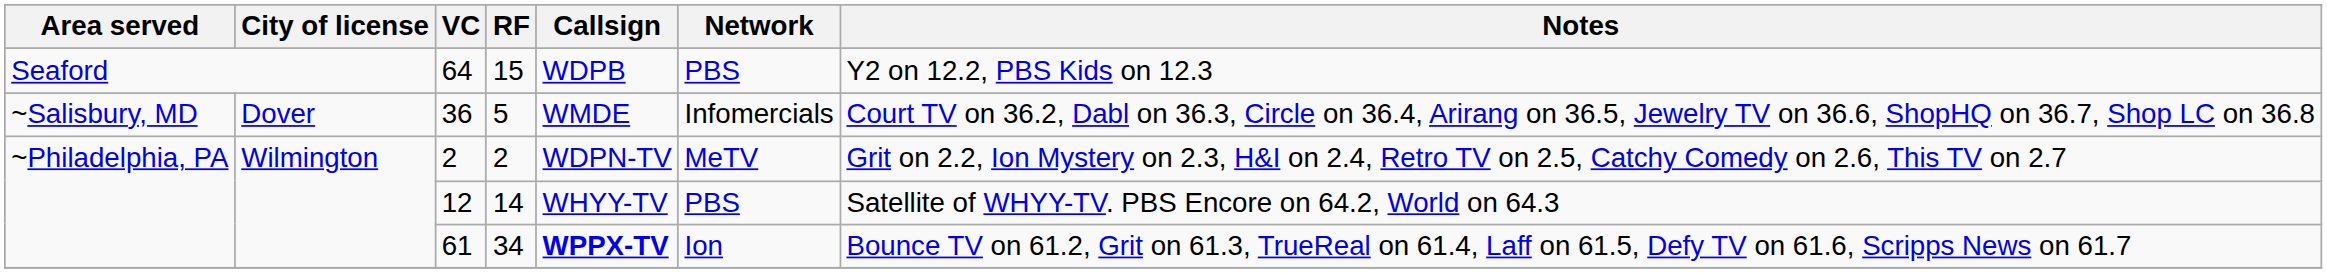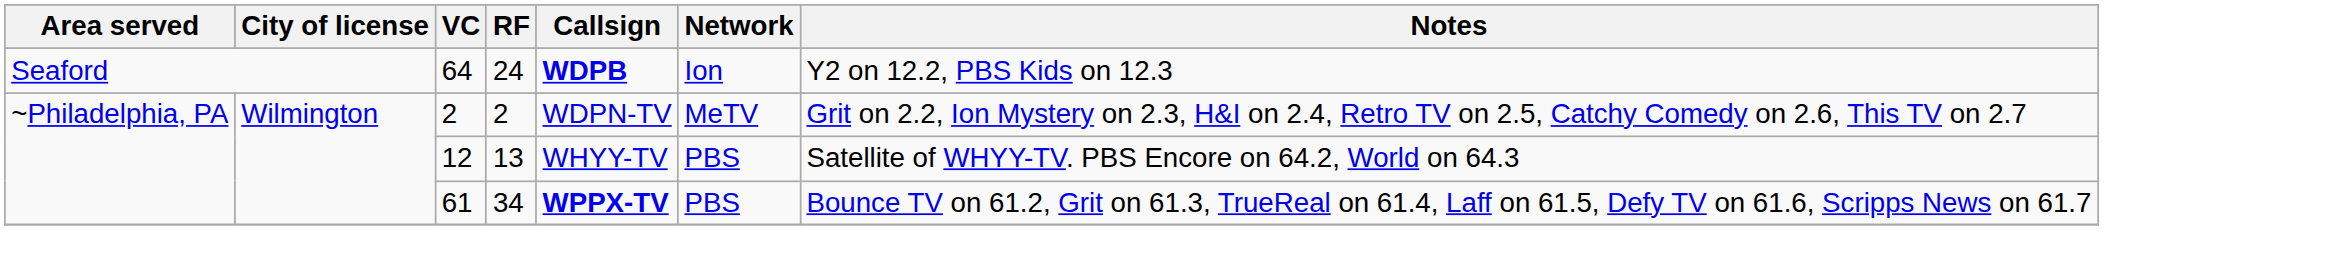(508, 70) 15 -> (508, 70) 24
(584, 70) normal -> (585, 70) bold
(712, 70) PBS -> (704, 70) Ion
- row: (457, 114)
(508, 202) 14 -> (508, 158) 13
(704, 245) Ion -> (712, 202) PBS
